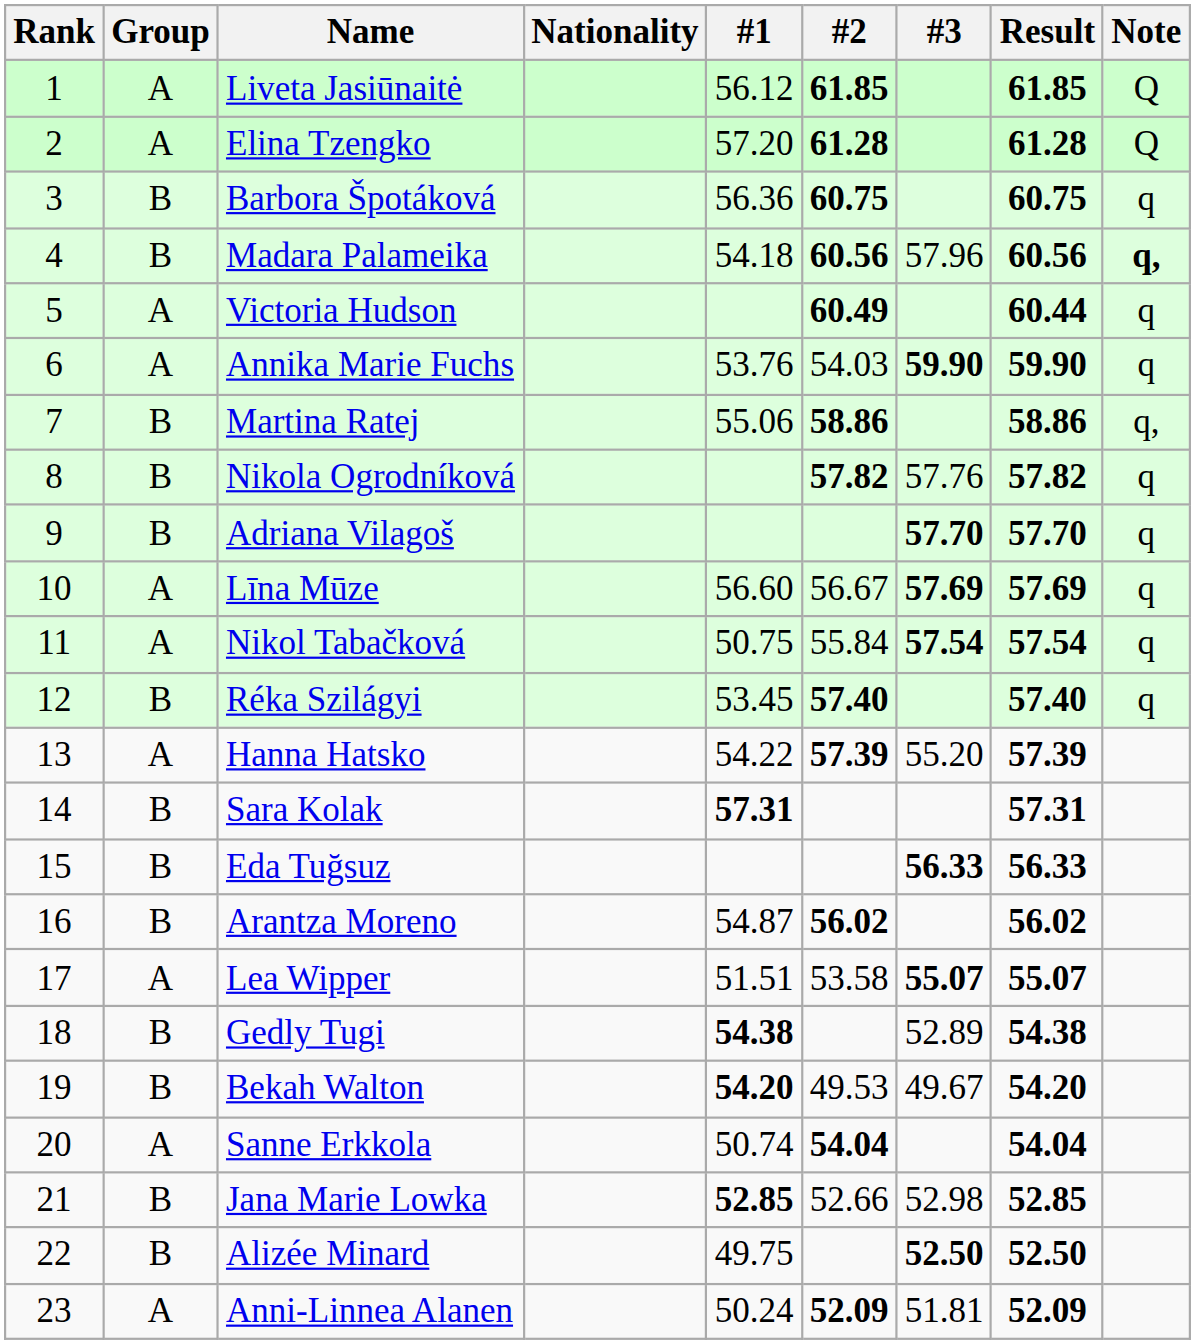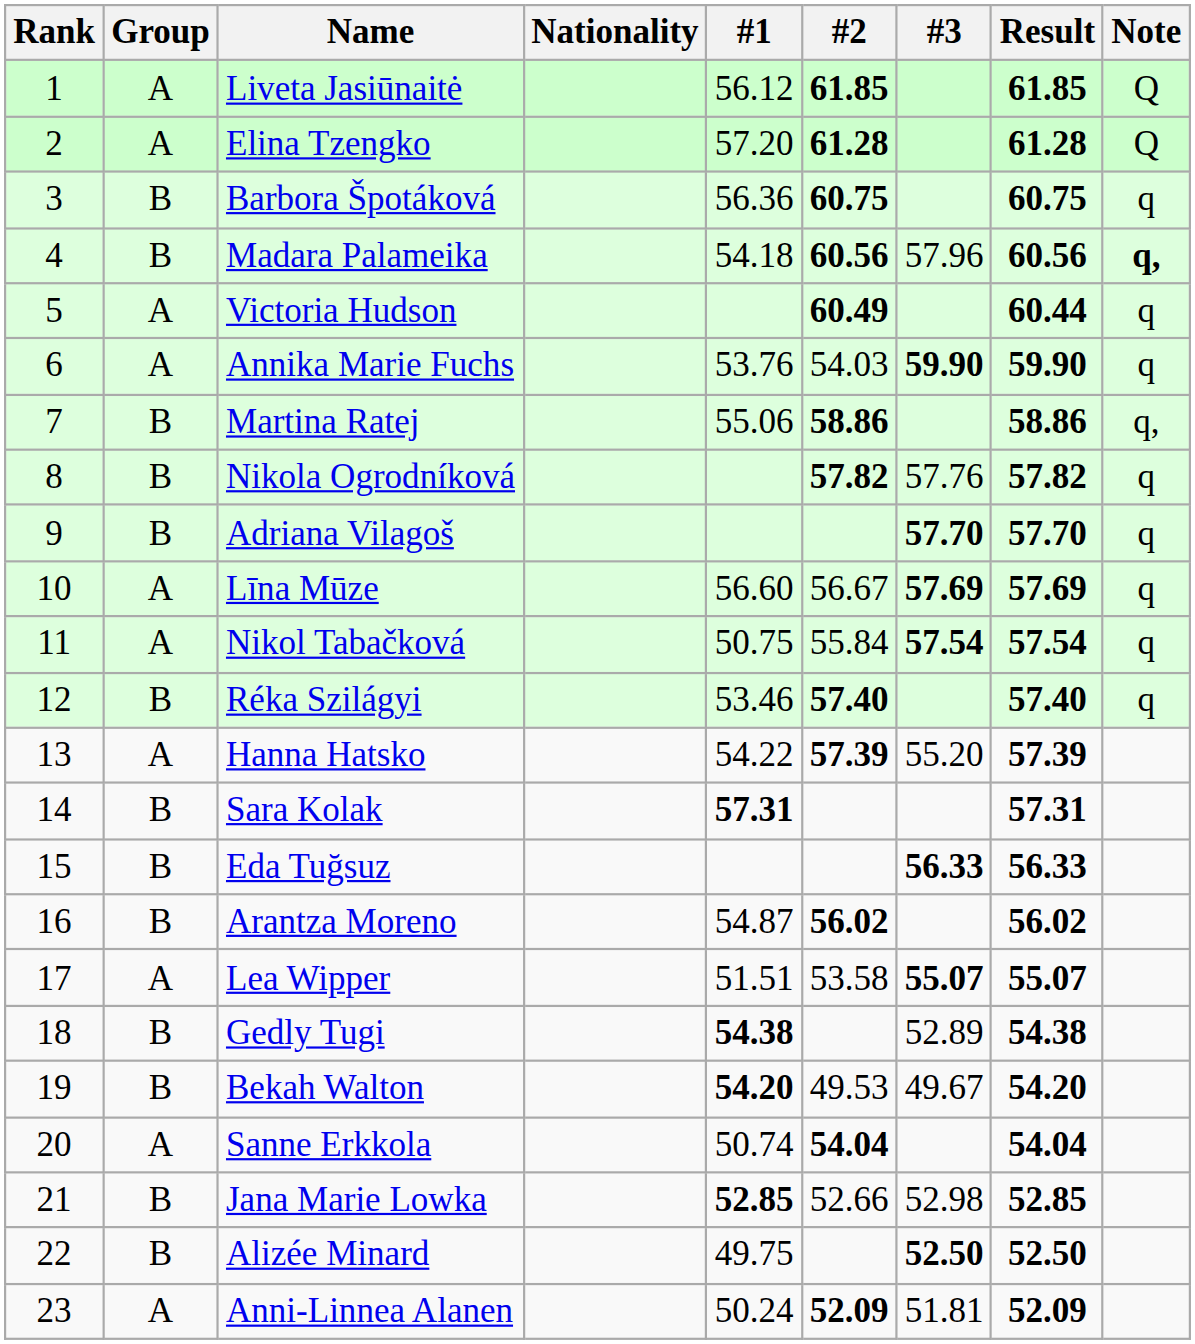(754, 699) 53.45 -> (754, 699) 53.46
